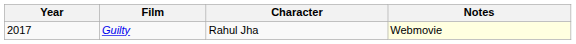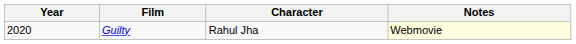(19, 30) 2017 -> (19, 30) 2020
